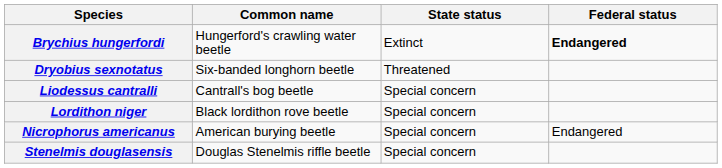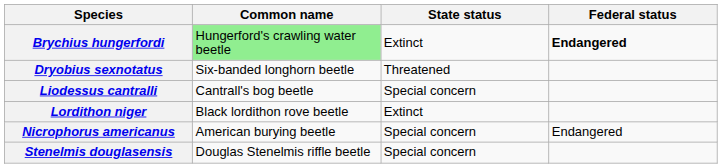(276, 42) no background -> (276, 42) lightgreen background
(430, 111) Special concern -> (403, 111) Extinct
